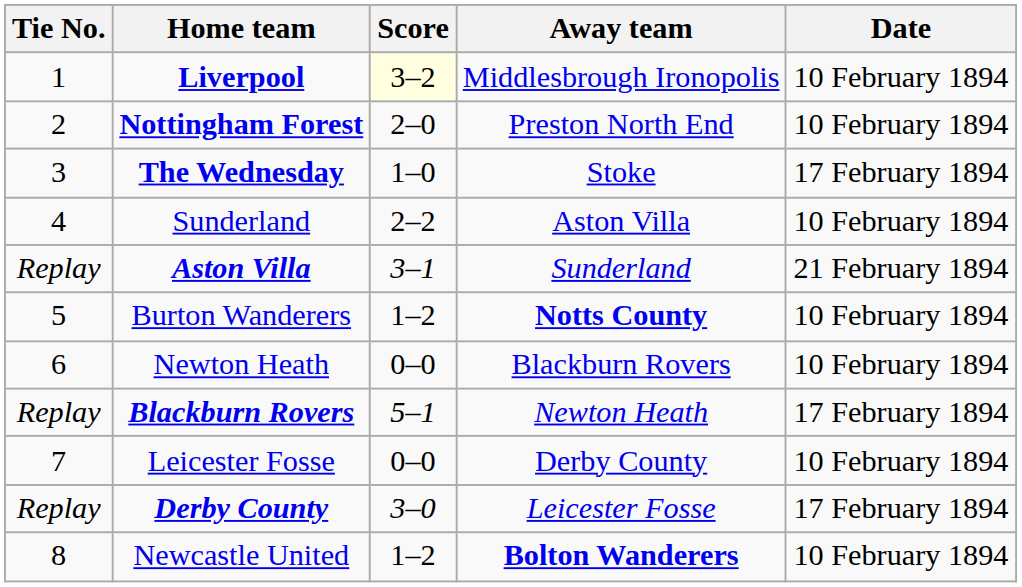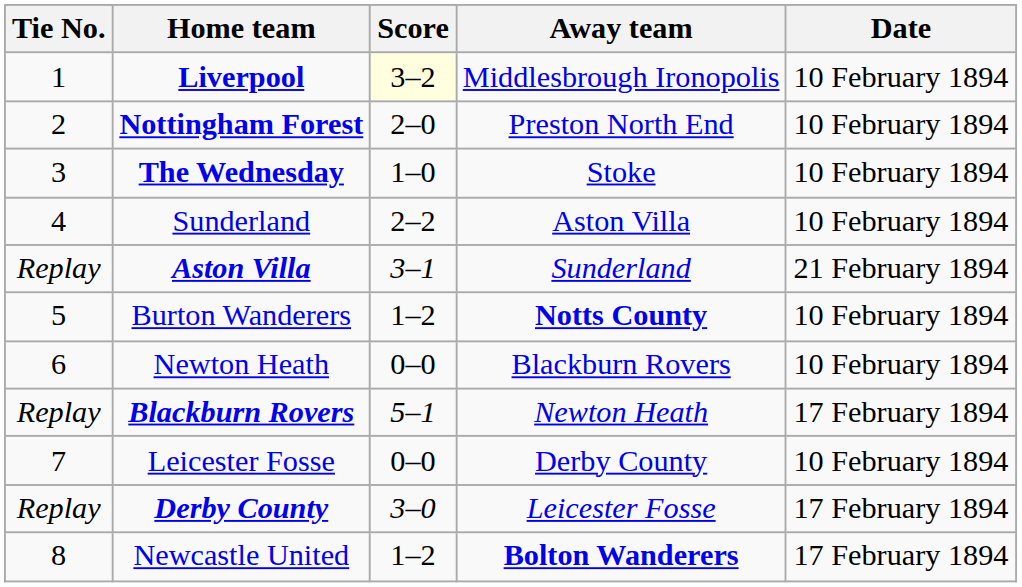(901, 172) 17 February 1894 -> (901, 172) 10 February 1894
(901, 556) 10 February 1894 -> (901, 556) 17 February 1894
